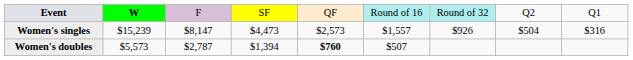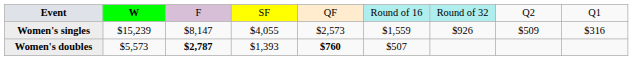(264, 30) $4,473 -> (264, 30) $4,055
(396, 30) $1,557 -> (396, 30) $1,559
(529, 30) $504 -> (529, 30) $509
(198, 47) normal -> (198, 47) bold
(264, 47) $1,394 -> (264, 47) $1,393
